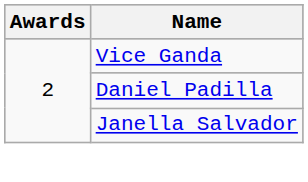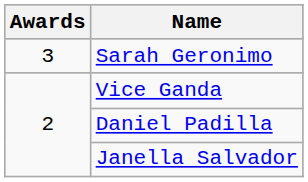+ row: (184, 56)
